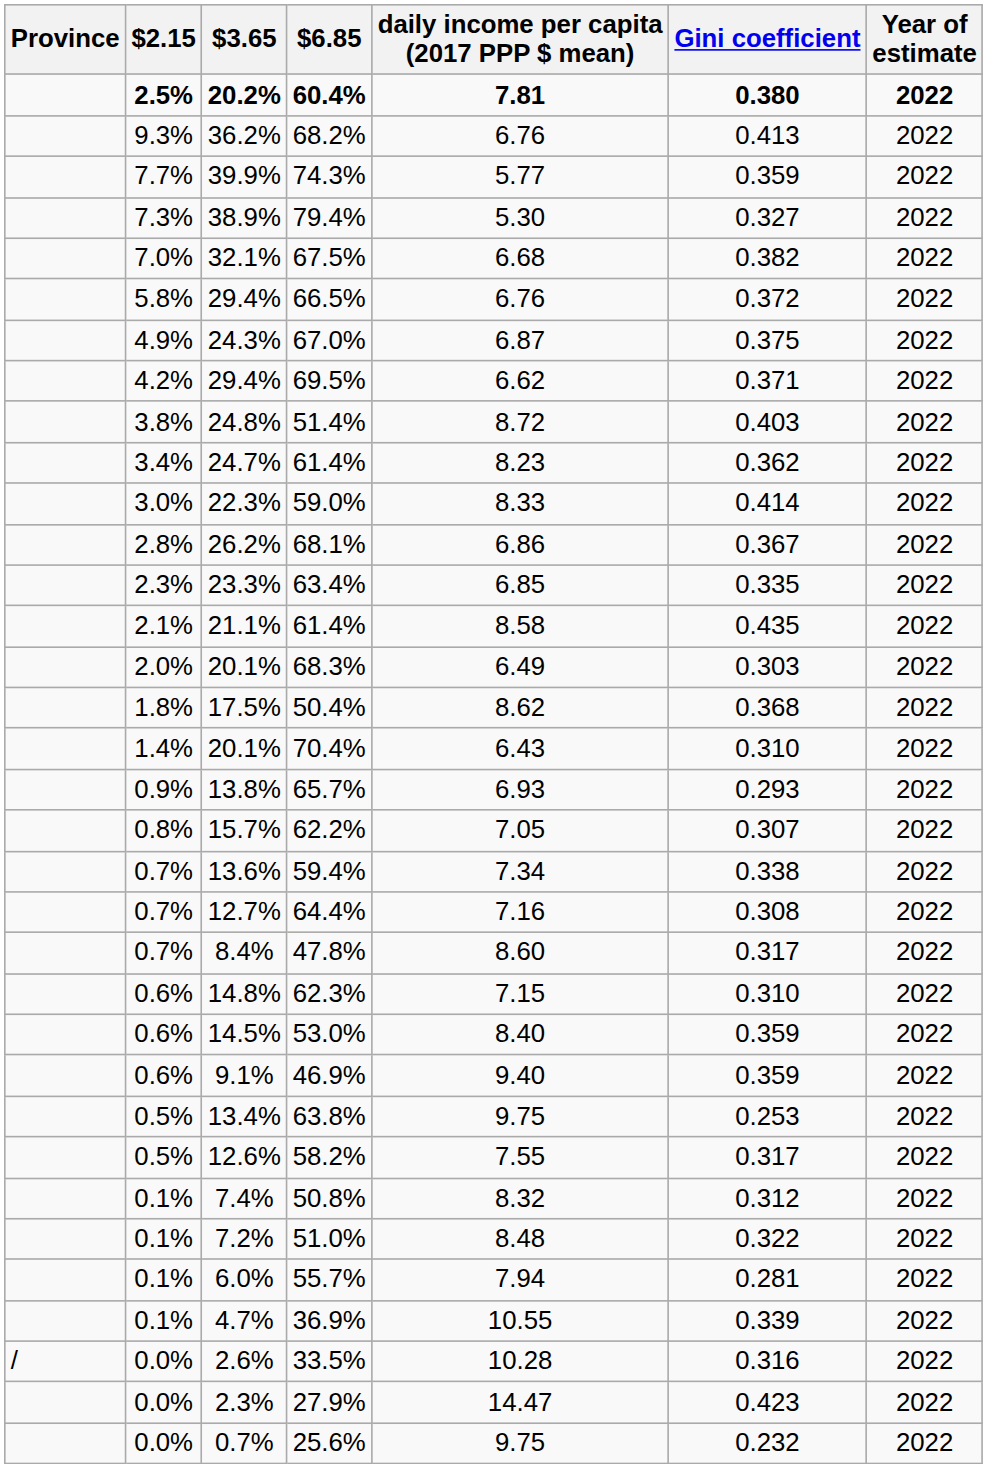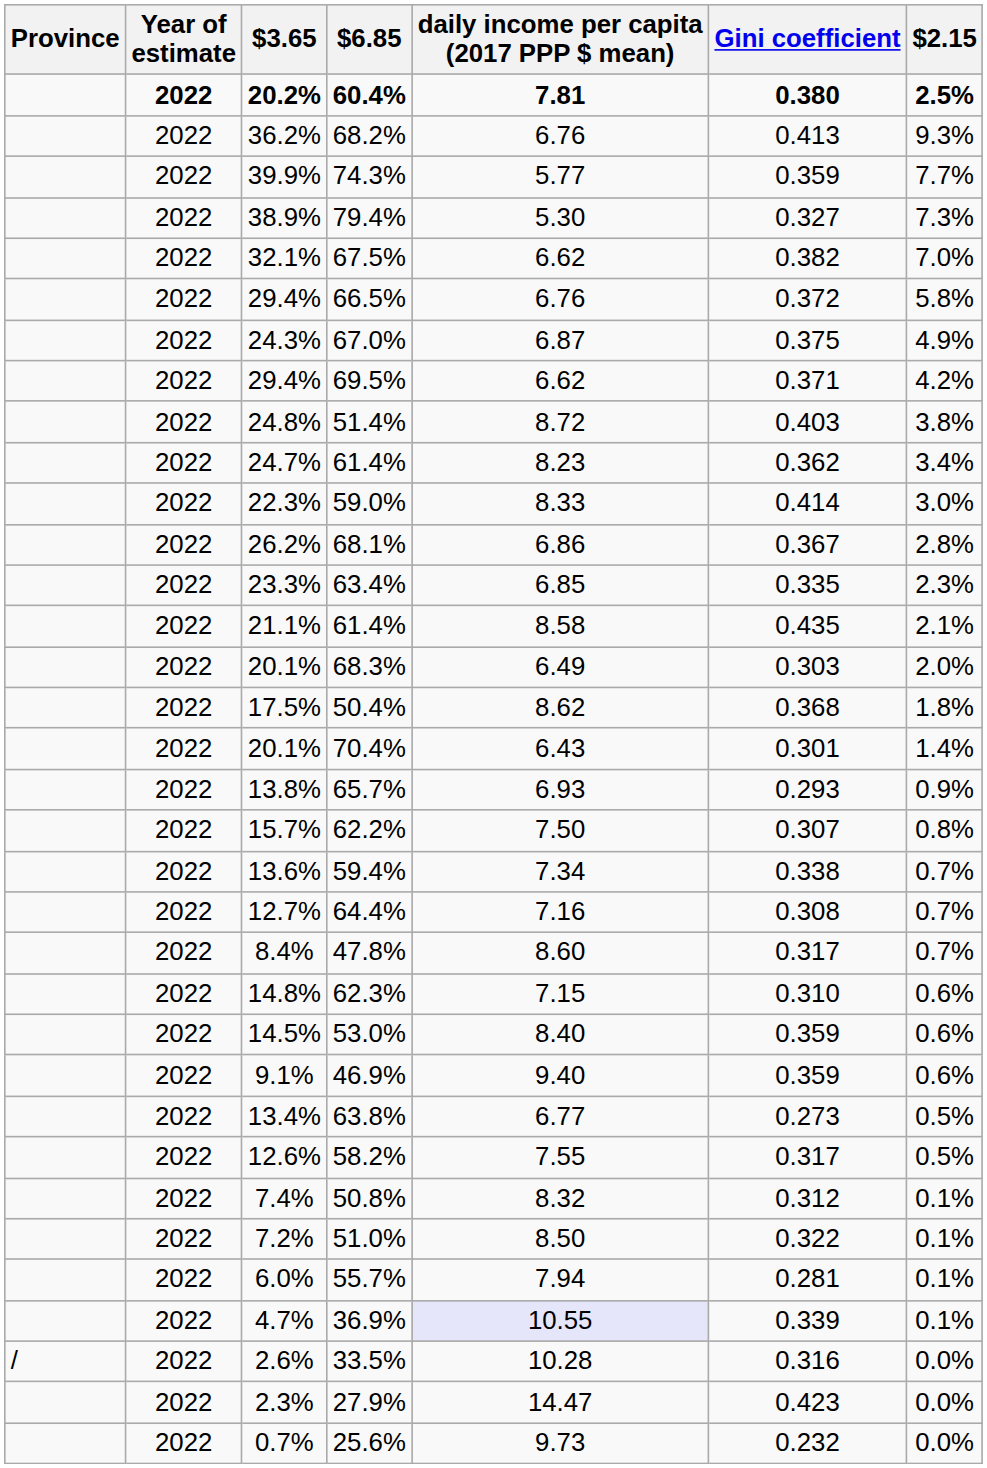columns swapped: (164, 39) <-> (925, 39)
(520, 258) 6.68 -> (560, 258) 6.62
(767, 748) 0.310 -> (808, 748) 0.301
(520, 830) 7.05 -> (560, 830) 7.50
(520, 1116) 9.75 -> (560, 1116) 6.77
(767, 1116) 0.253 -> (808, 1116) 0.273
(520, 1238) 8.48 -> (560, 1238) 8.50
(520, 1320) no background -> (560, 1320) lavender background
(520, 1442) 9.75 -> (560, 1442) 9.73
